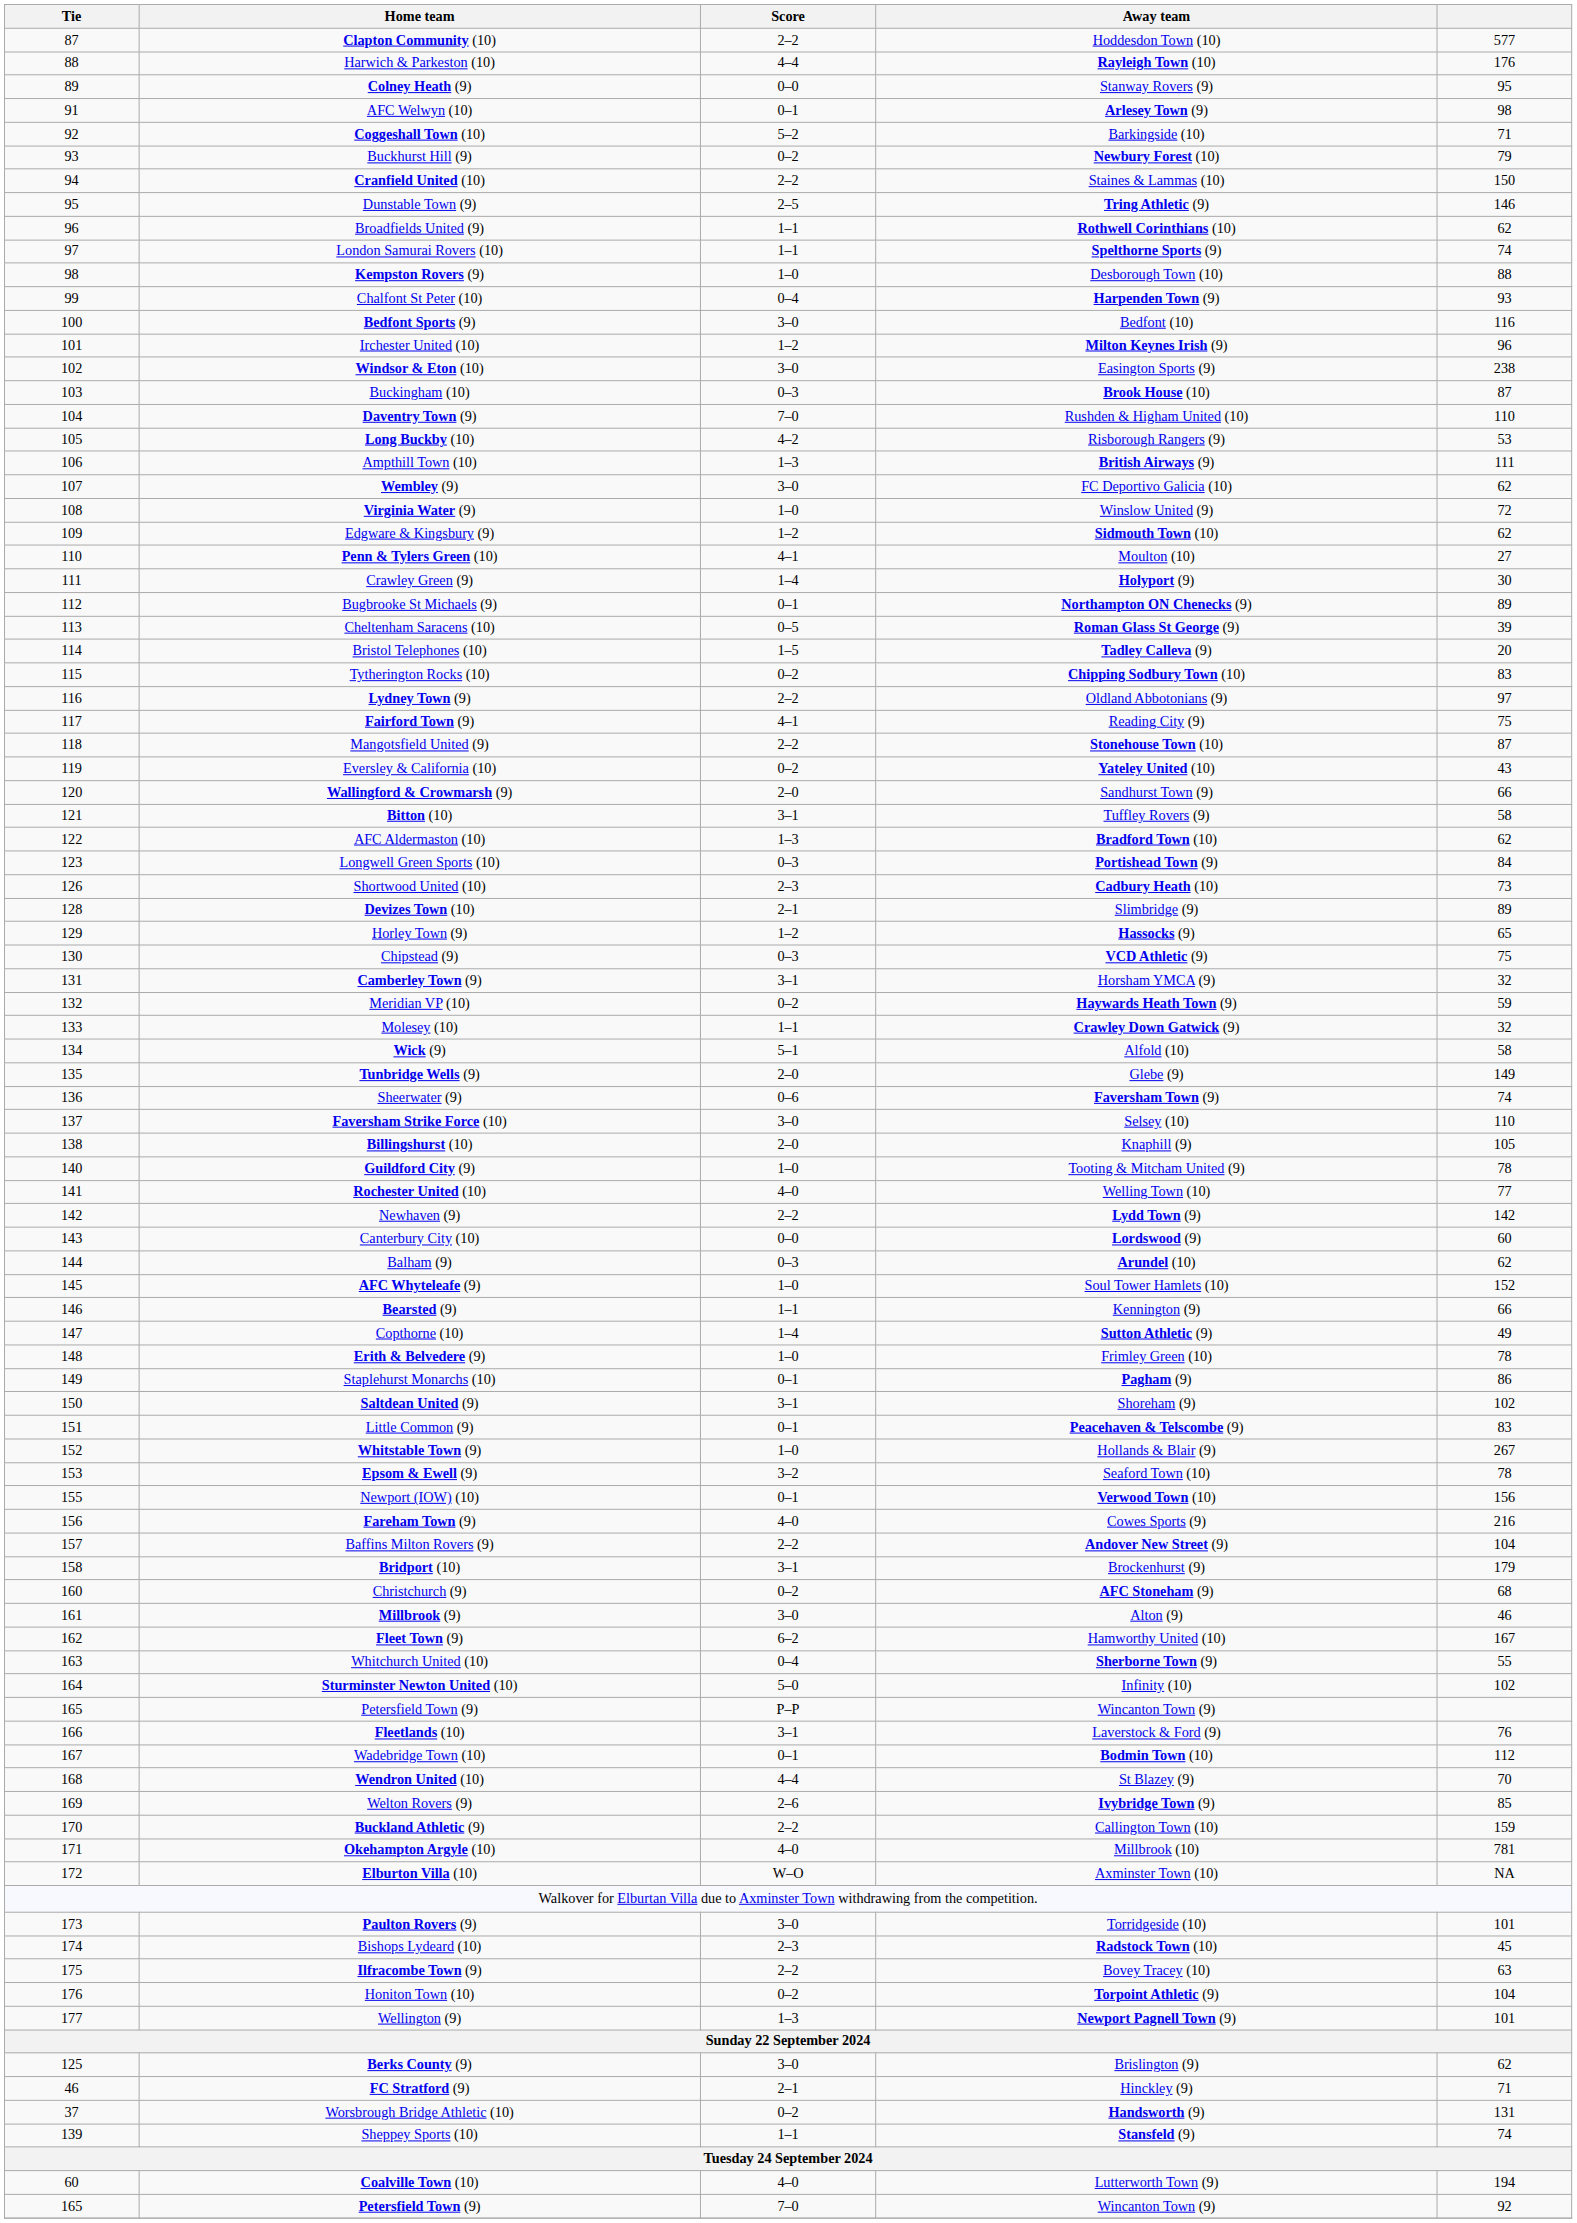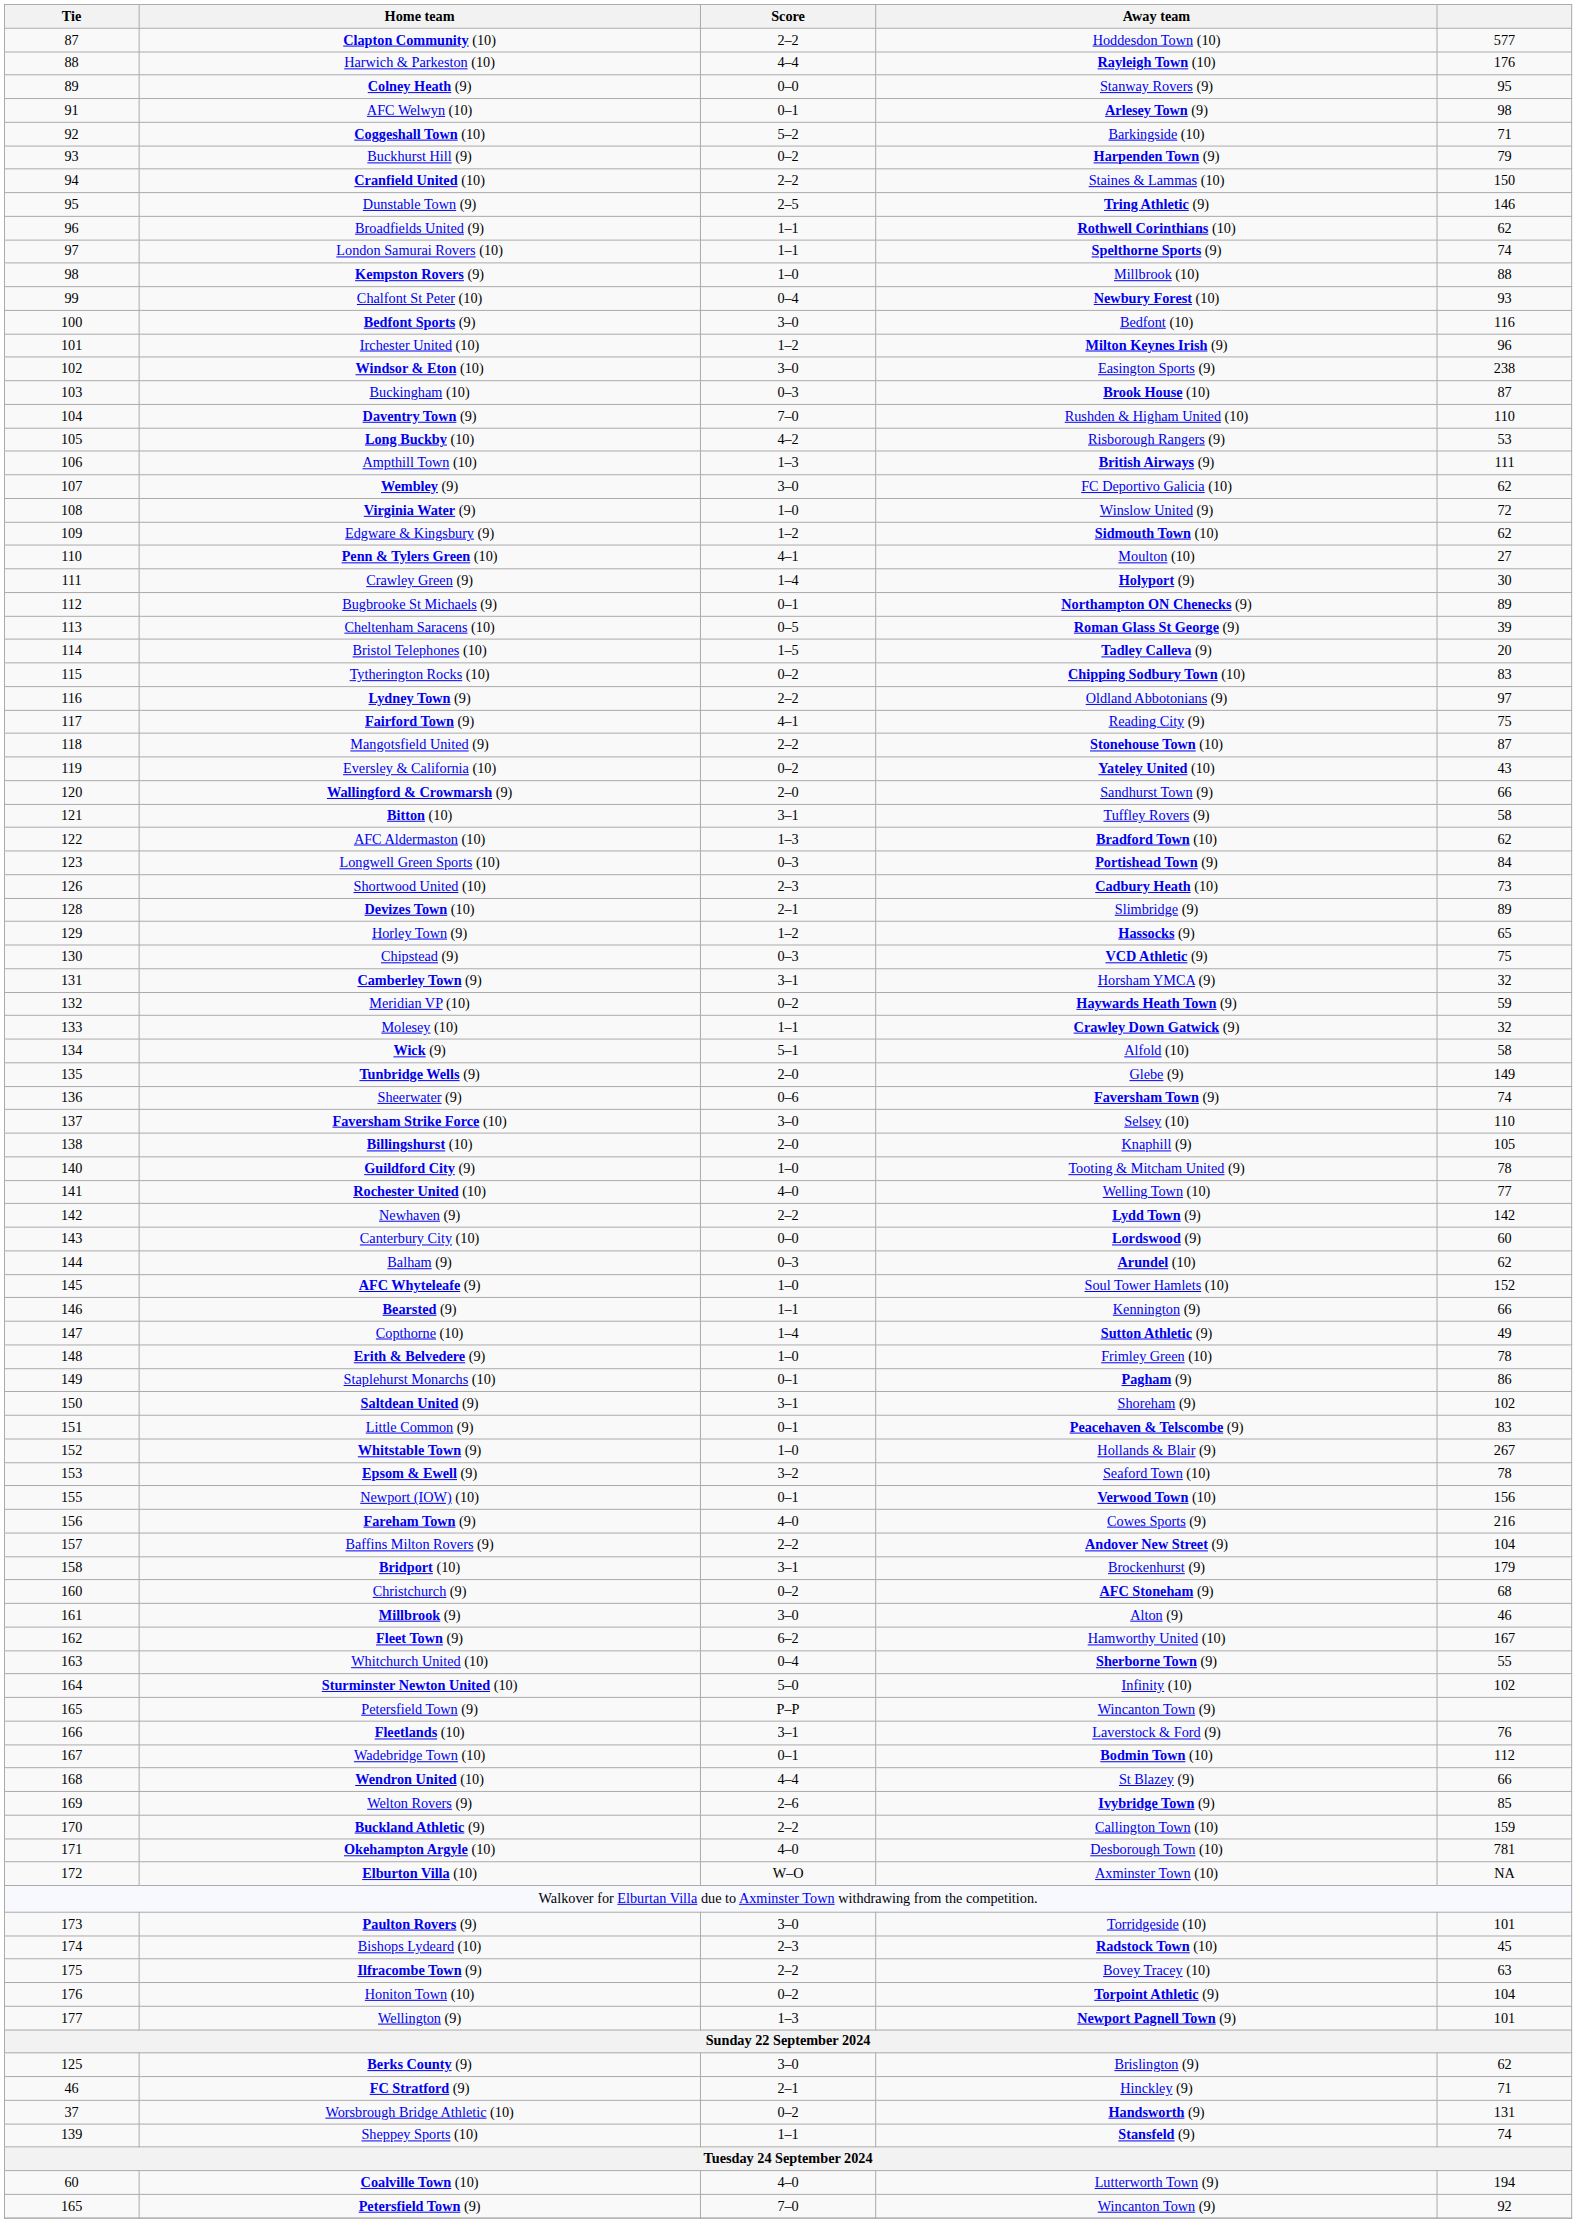(1157, 157) Newbury Forest (10) -> (1157, 157) Harpenden Town (9)
(1157, 275) Desborough Town (10) -> (1157, 275) Millbrook (10)
(1157, 298) Harpenden Town (9) -> (1157, 298) Newbury Forest (10)
(1505, 1780) 70 -> (1505, 1780) 66
(1157, 1850) Millbrook (10) -> (1157, 1850) Desborough Town (10)
